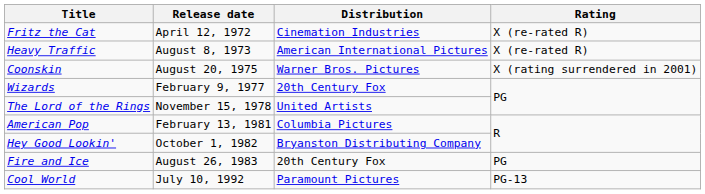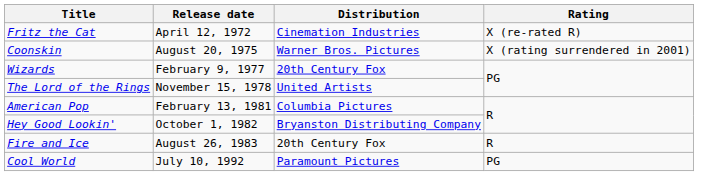- row: (51, 51)
(500, 161) PG -> (490, 143) R
(510, 180) PG-13 -> (493, 161) PG
